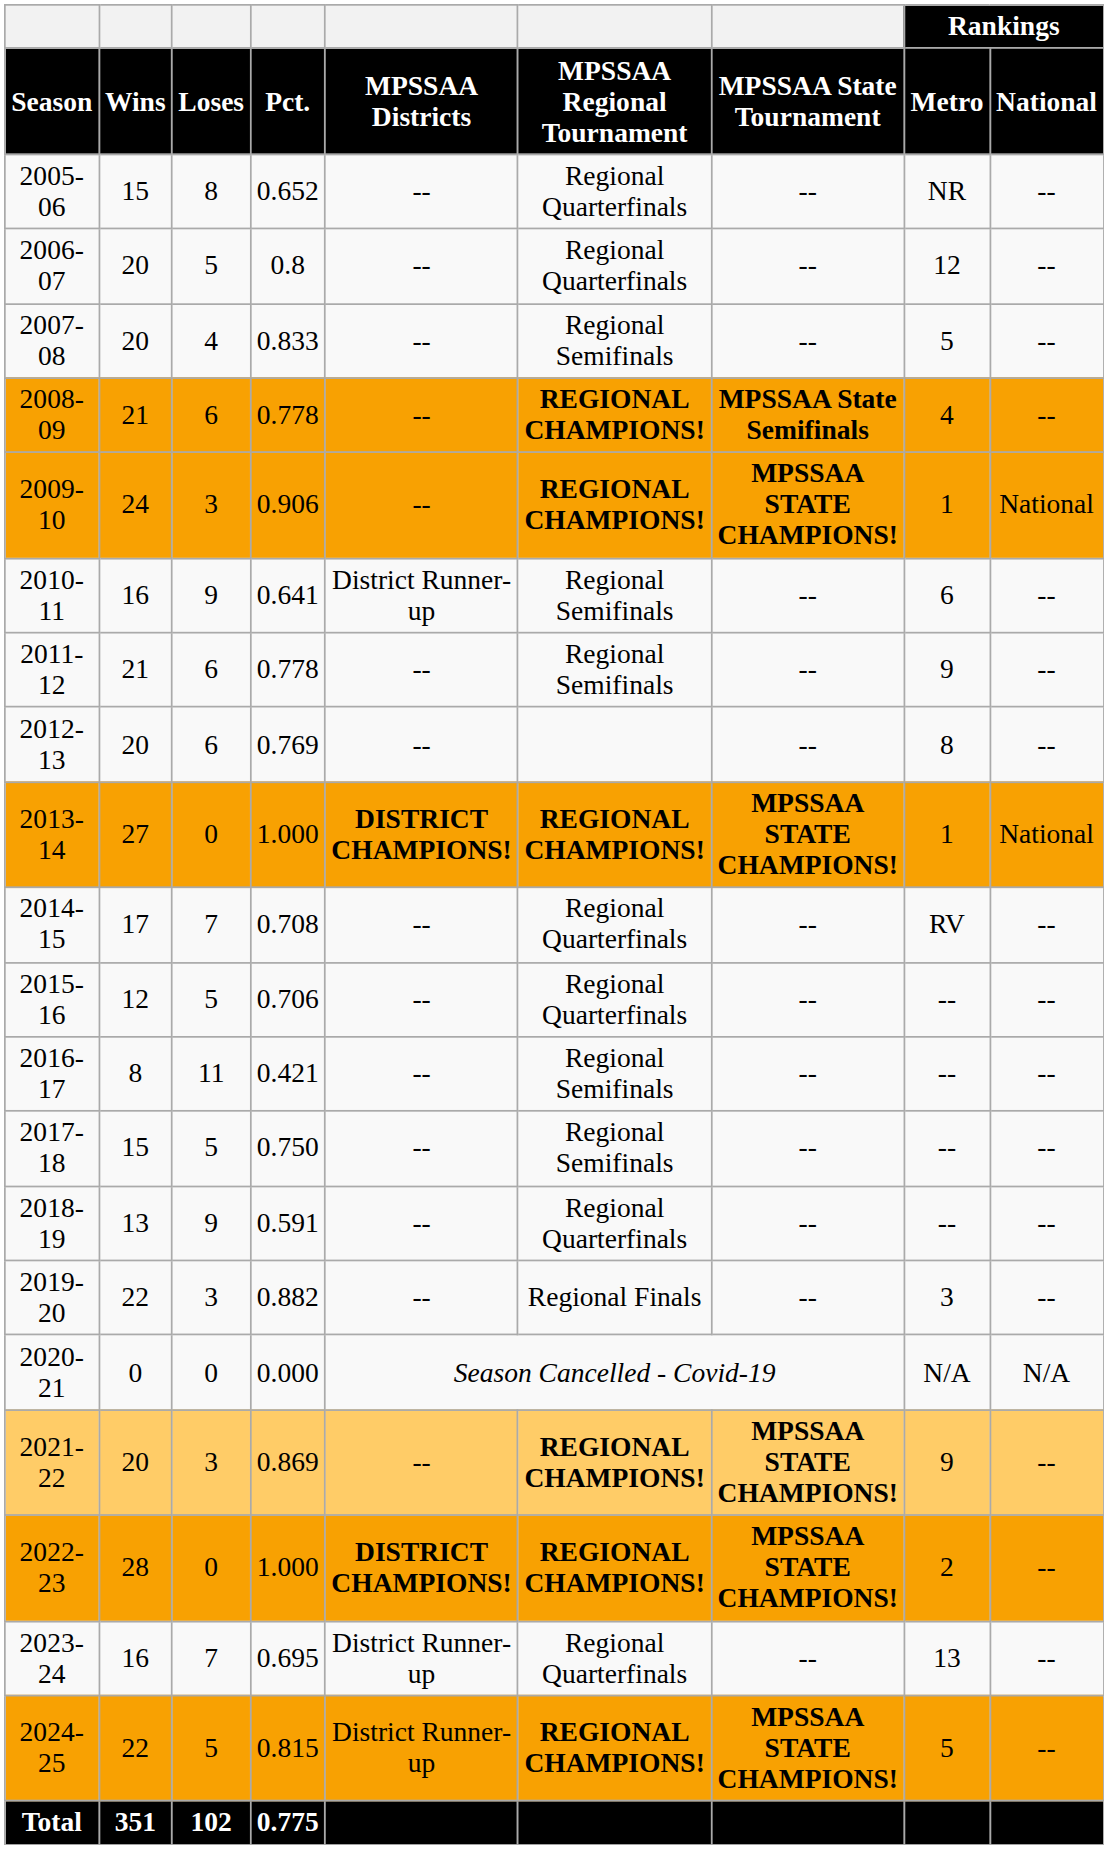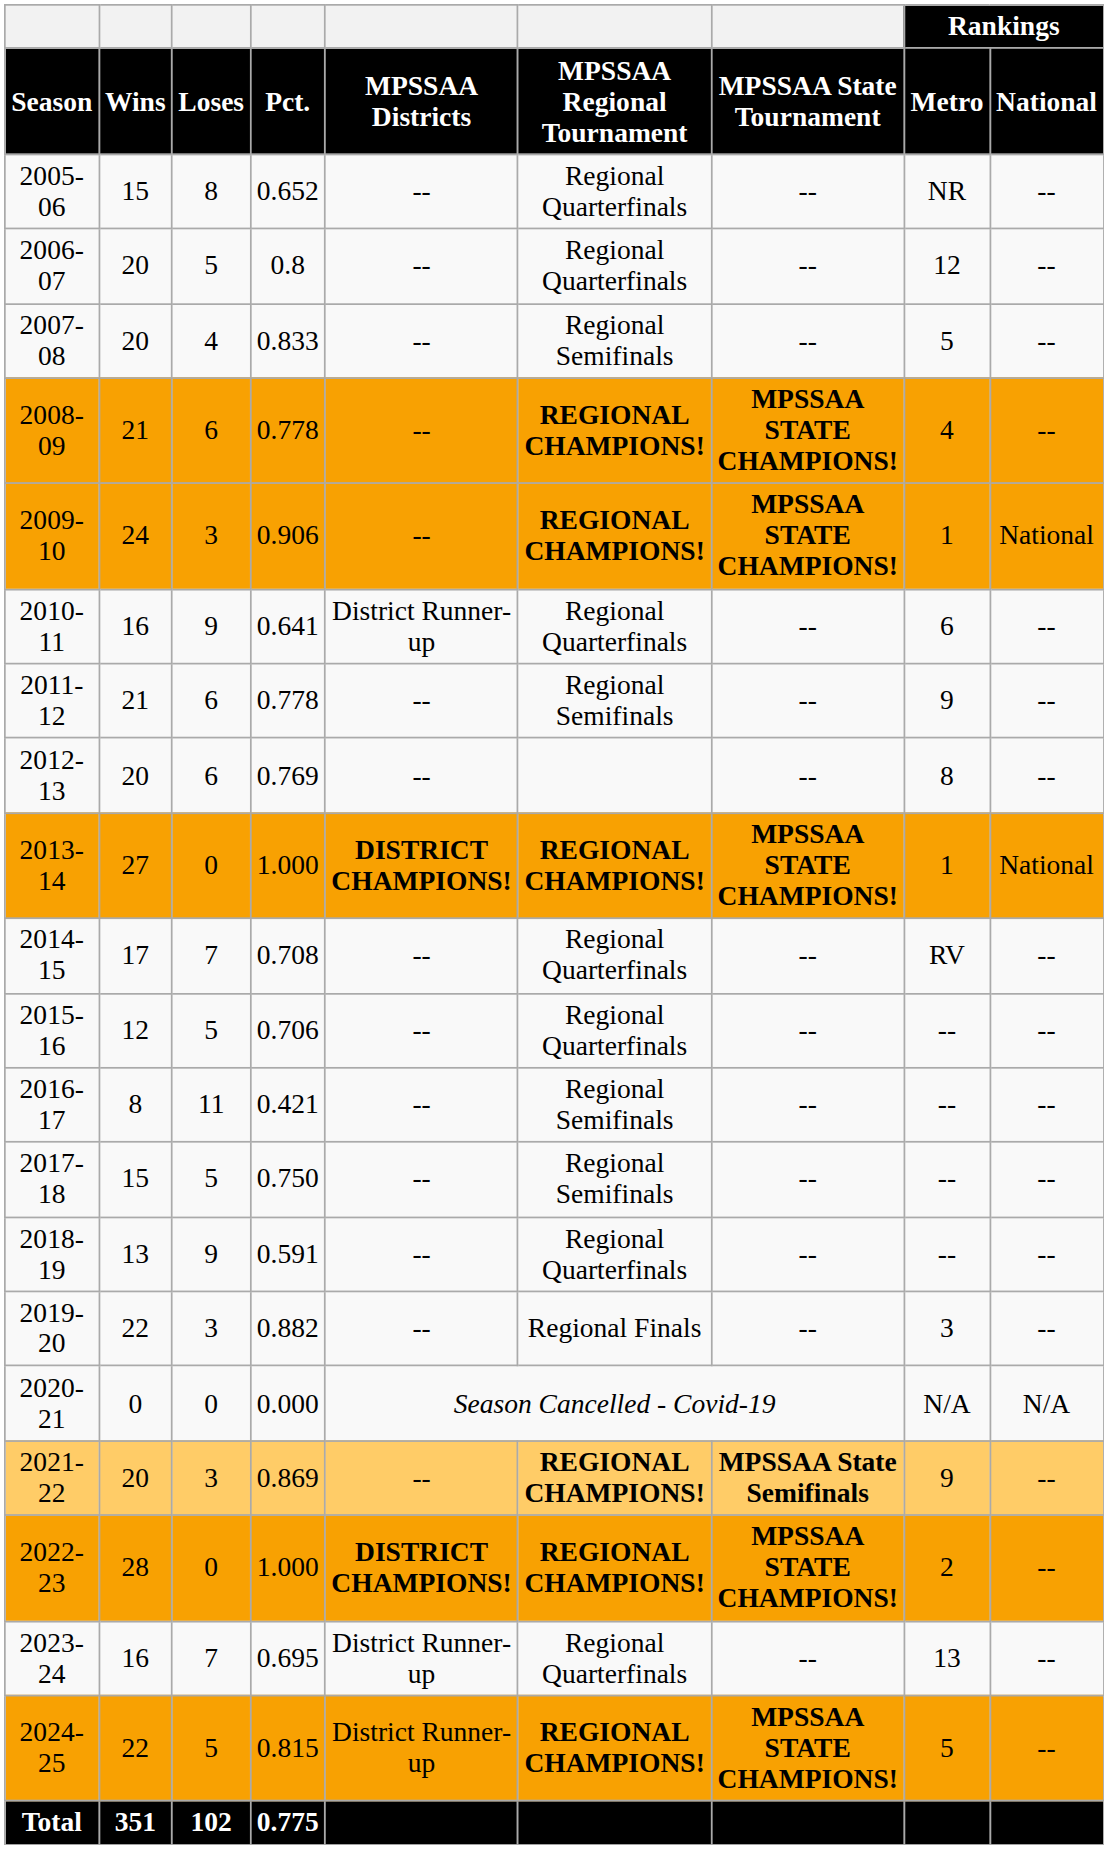(808, 414) MPSSAA State Semifinals -> (808, 430) MPSSAA STATE CHAMPIONS!
(615, 594) Regional Semifinals -> (615, 625) Regional Quarterfinals
(808, 1462) MPSSAA STATE CHAMPIONS! -> (808, 1477) MPSSAA State Semifinals
